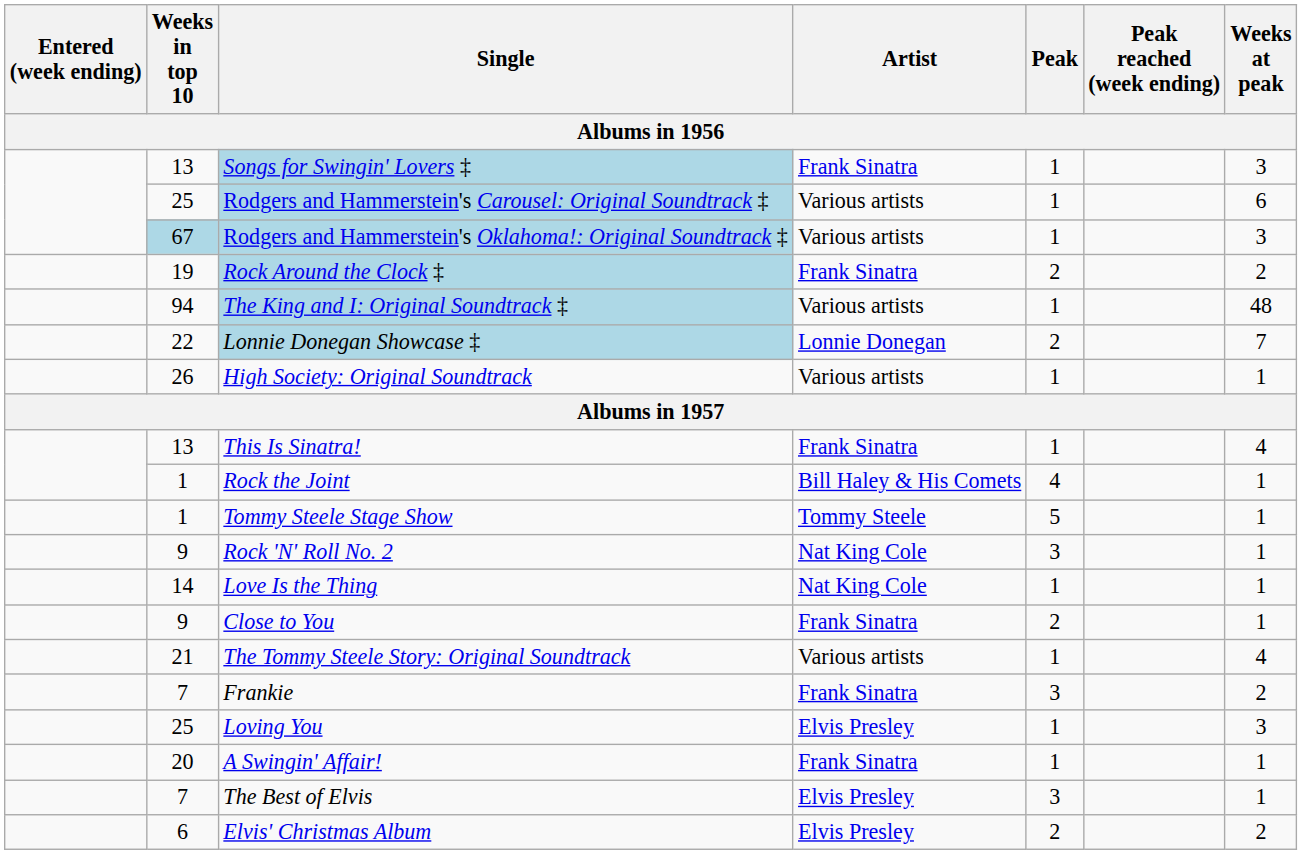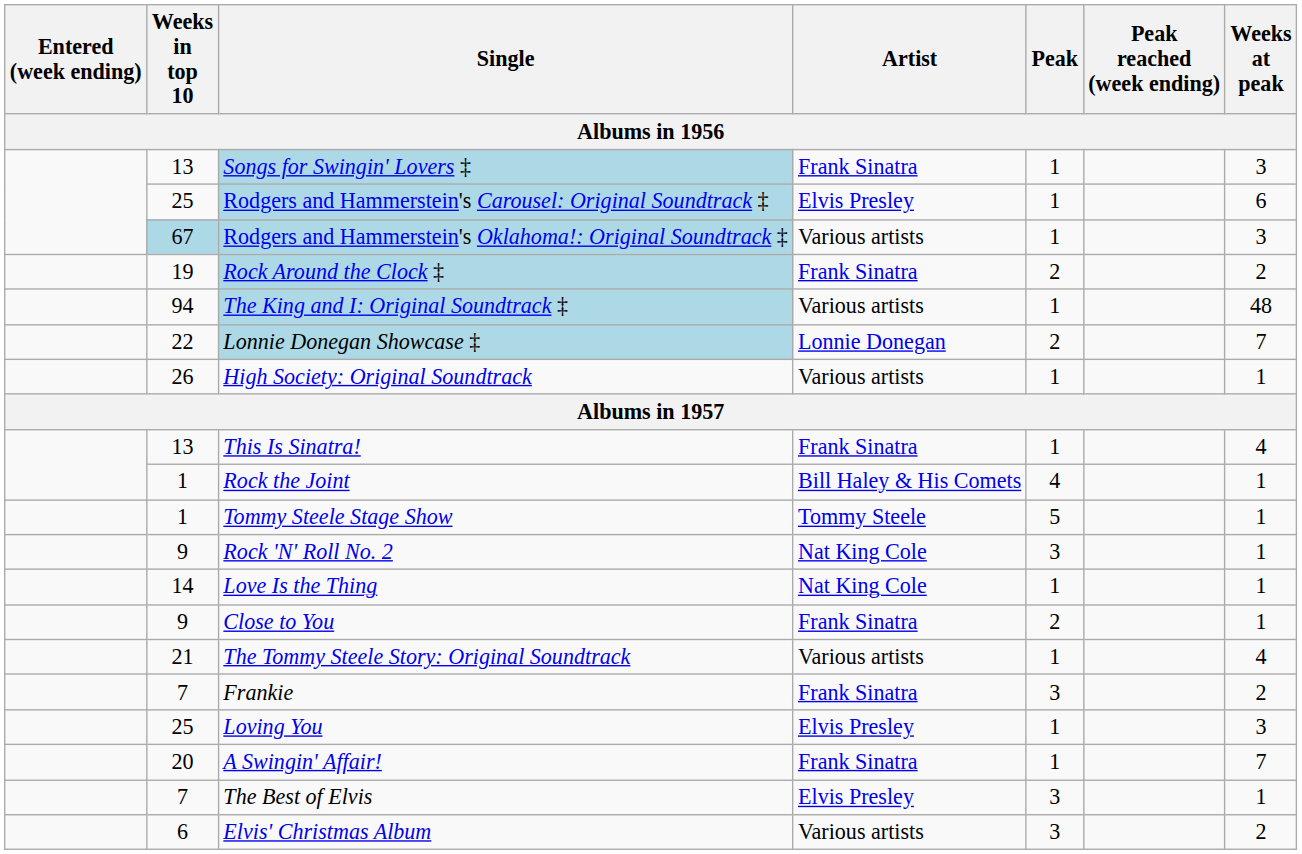(861, 201) Various artists -> (856, 201) Elvis Presley
(1261, 761) 1 -> (1261, 761) 7
(856, 831) Elvis Presley -> (861, 831) Various artists
(1055, 831) 2 -> (1055, 831) 3
